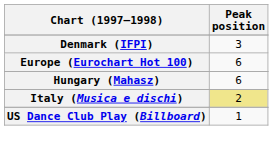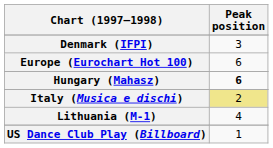(239, 80) normal -> (239, 80) bold
+ row: (107, 116)
